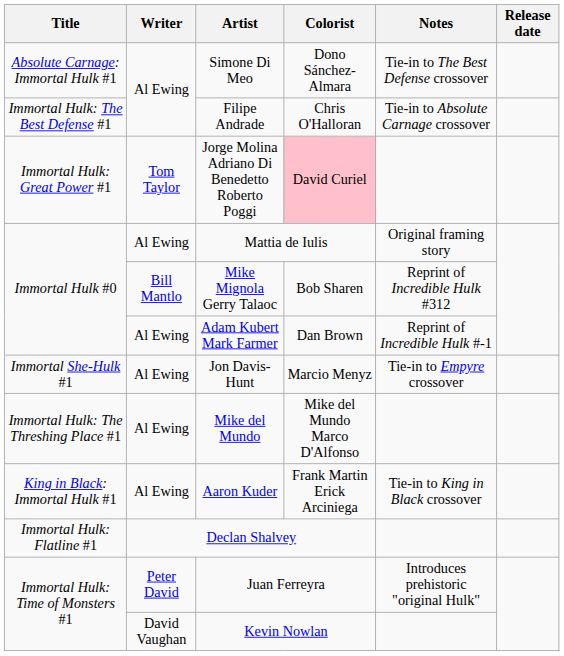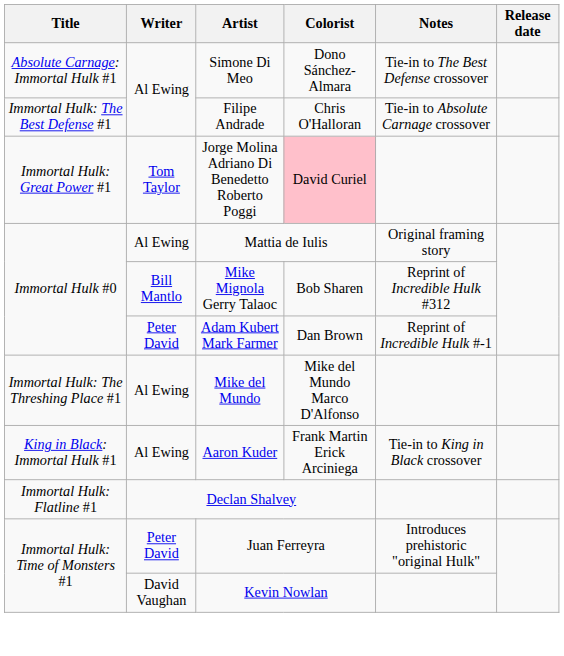(161, 335) Al Ewing -> (161, 335) Peter David
- row: (240, 374)
